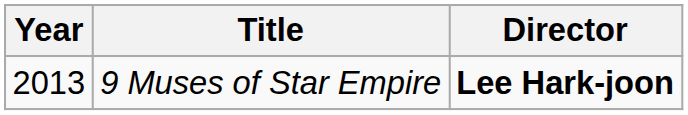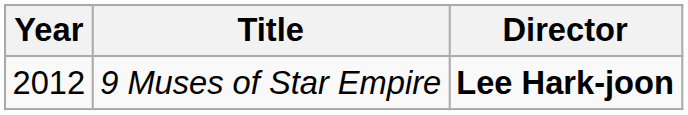(49, 82) 2013 -> (49, 82) 2012
